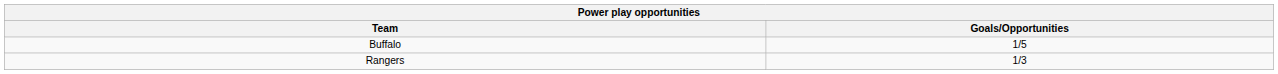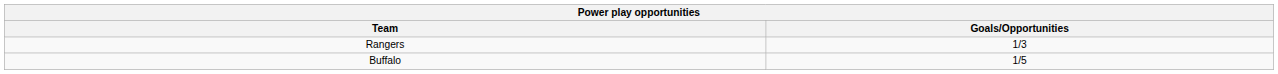rows swapped: (385, 61) <-> (385, 45)
